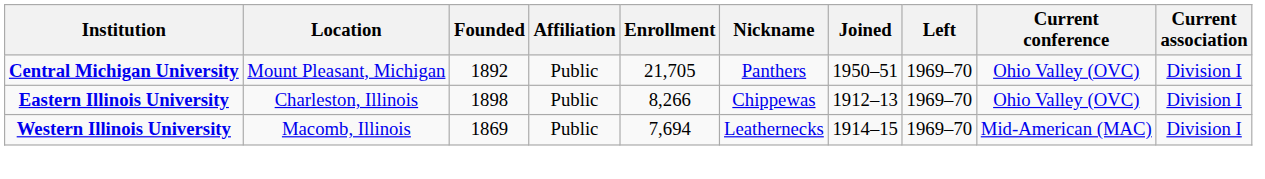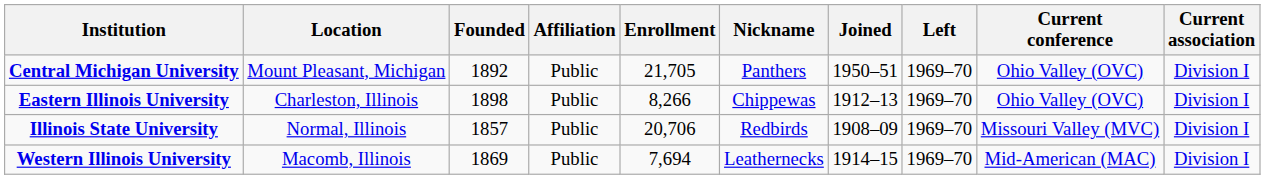+ row: (124, 129)
